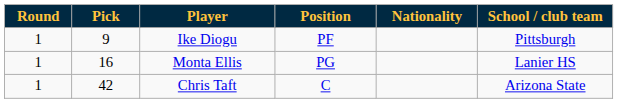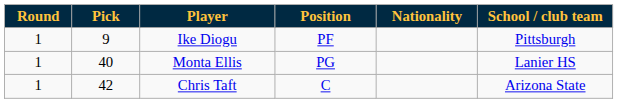(106, 62) 16 -> (106, 62) 40
